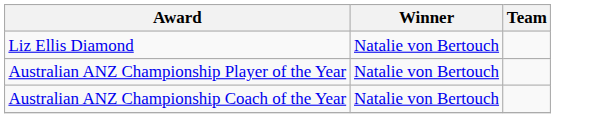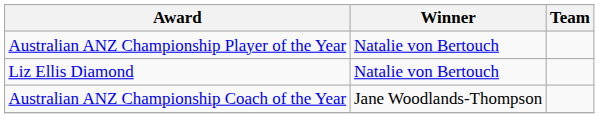rows swapped: (71, 44) <-> (177, 71)
(427, 98) Natalie von Bertouch -> (448, 98) Jane Woodlands-Thompson
